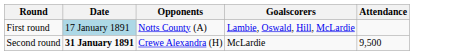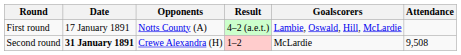+ column: (248, 12)
(97, 27) lightblue background -> (97, 27) no background
(370, 43) 9,500 -> (417, 43) 9,508
